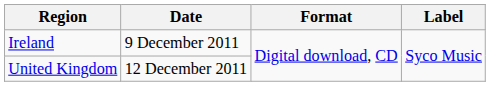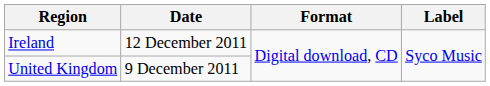(182, 42) 9 December 2011 -> (186, 42) 12 December 2011
(186, 68) 12 December 2011 -> (182, 68) 9 December 2011
